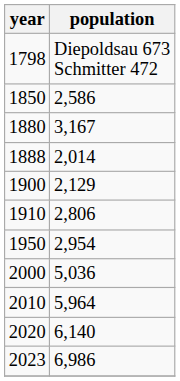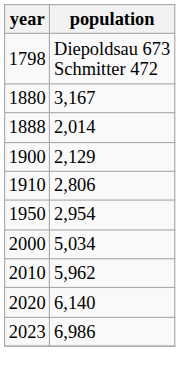- row: (27, 98)
(75, 273) 5,036 -> (75, 244) 5,034
(75, 302) 5,964 -> (75, 273) 5,962
